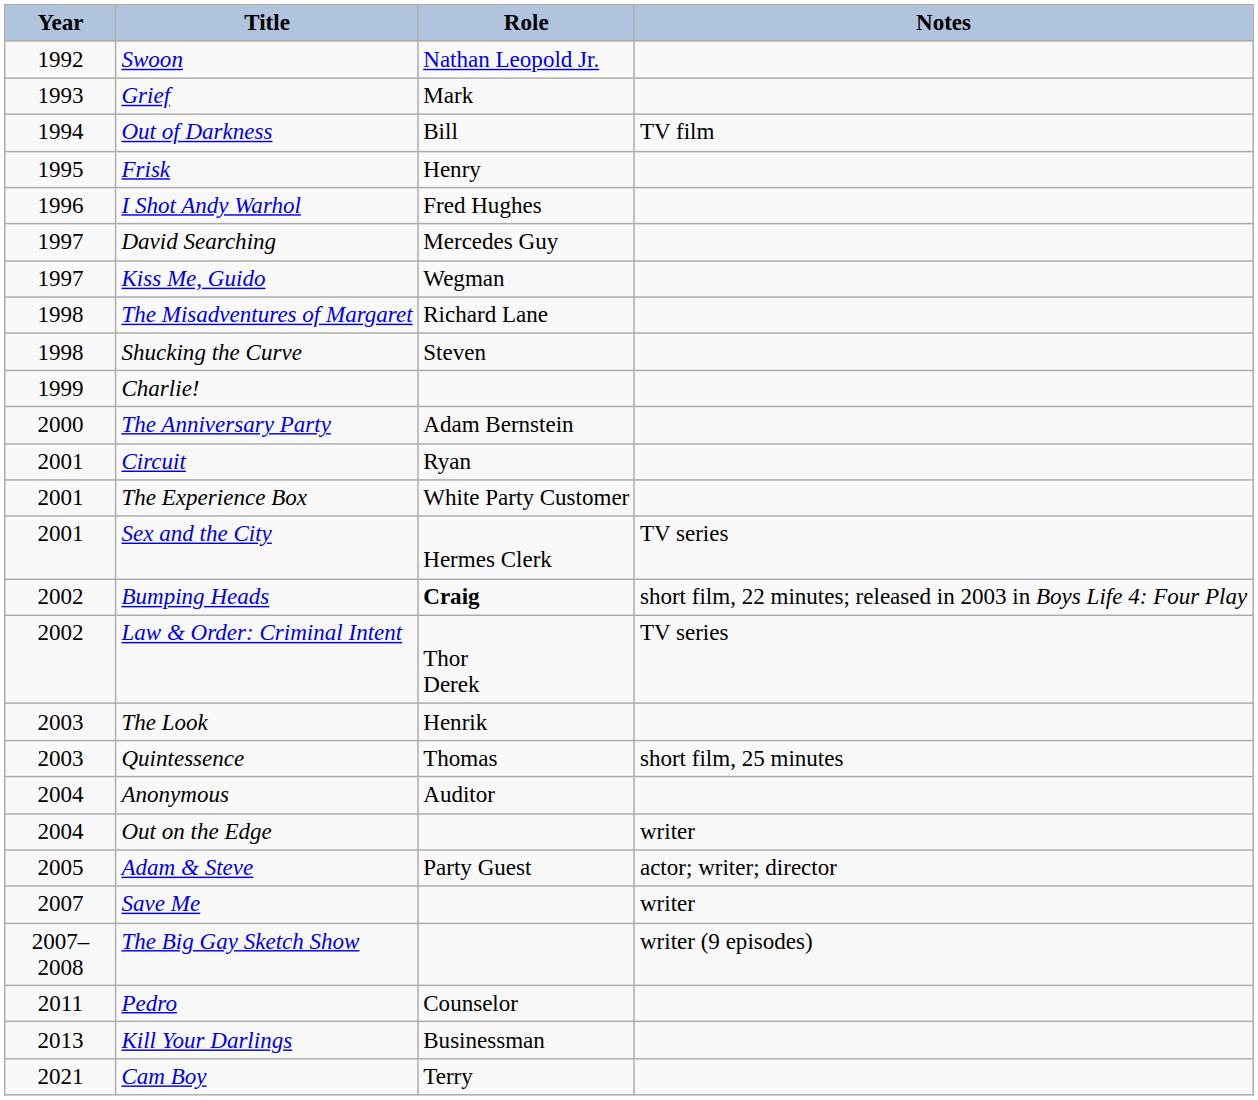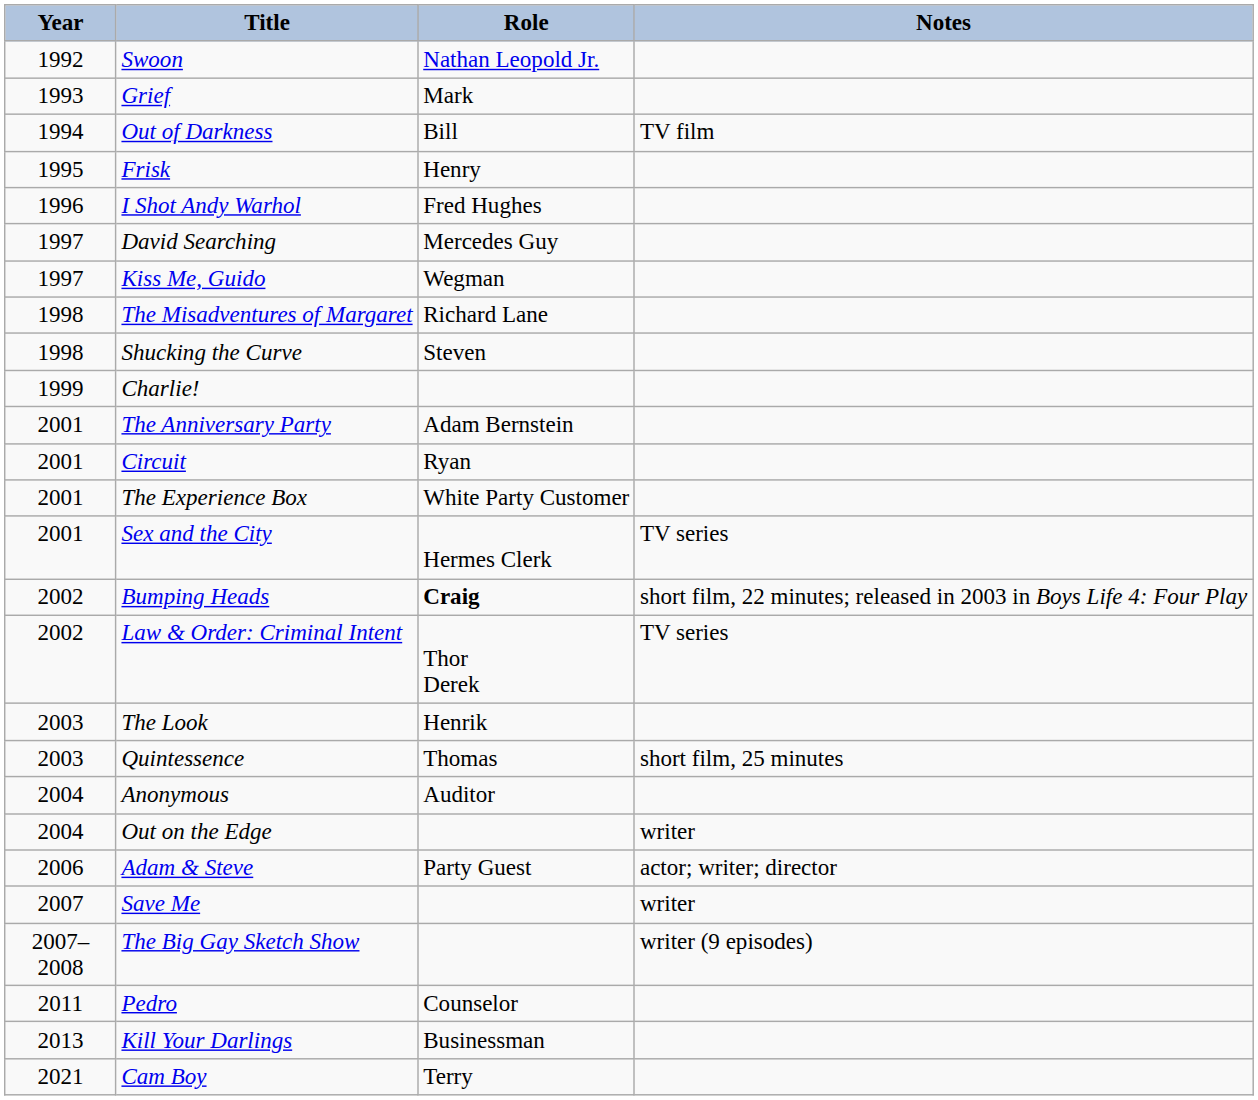(60, 424) 2000 -> (60, 424) 2001
(60, 867) 2005 -> (60, 867) 2006
